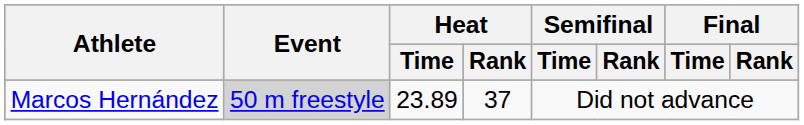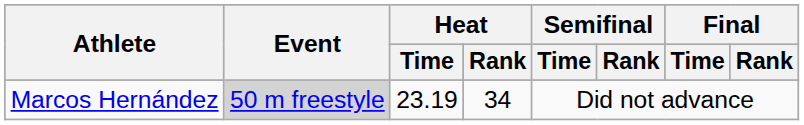(427, 100) 23.89 -> (427, 100) 23.19
(498, 100) 37 -> (498, 100) 34
